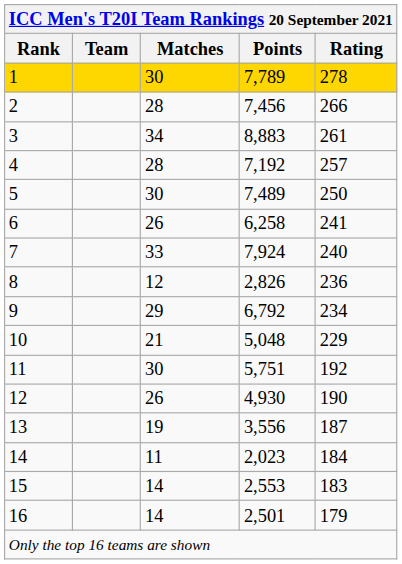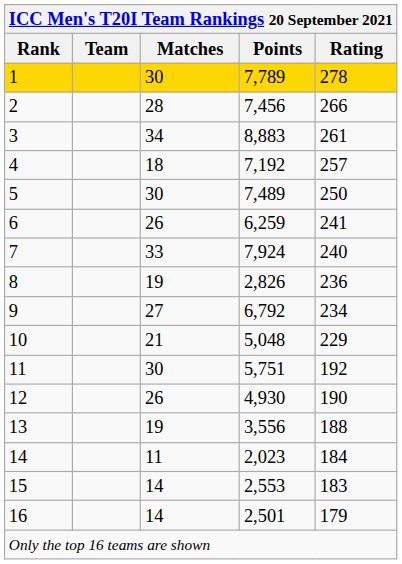(154, 164) 28 -> (154, 164) 18
(265, 223) 6,258 -> (265, 223) 6,259
(154, 281) 12 -> (154, 281) 19
(154, 310) 29 -> (154, 310) 27
(334, 427) 187 -> (334, 427) 188
